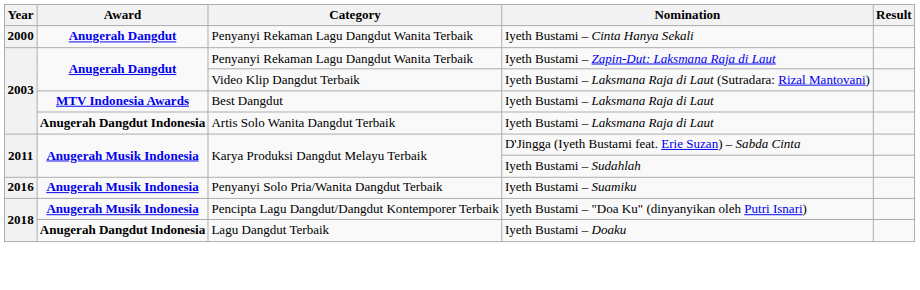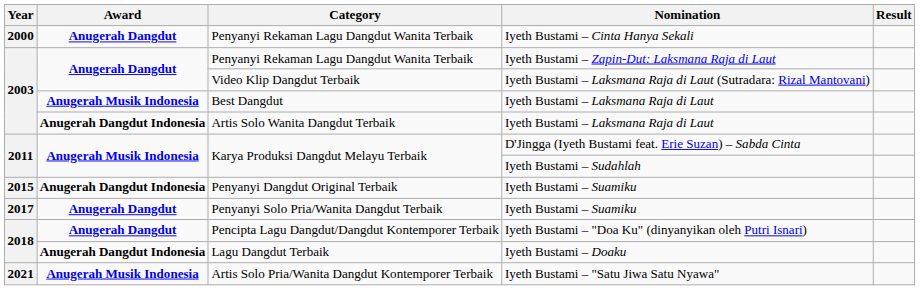(123, 101) MTV Indonesia Awards -> (123, 101) Anugerah Musik Indonesia
+ row: (305, 187)
(21, 187) 2016 -> (21, 208) 2017
(123, 187) Anugerah Musik Indonesia -> (123, 208) Anugerah Dangdut
(123, 208) Anugerah Musik Indonesia -> (123, 230) Anugerah Dangdut
+ row: (352, 273)
